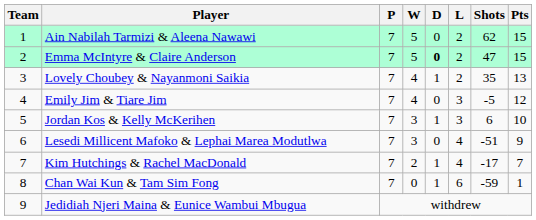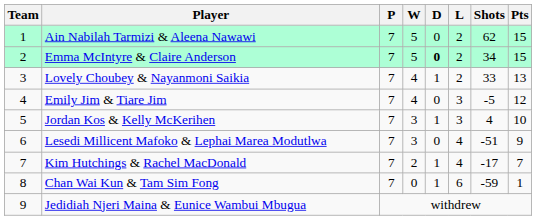(489, 57) 47 -> (489, 57) 34
(489, 78) 35 -> (489, 78) 33
(489, 120) 6 -> (489, 120) 4
